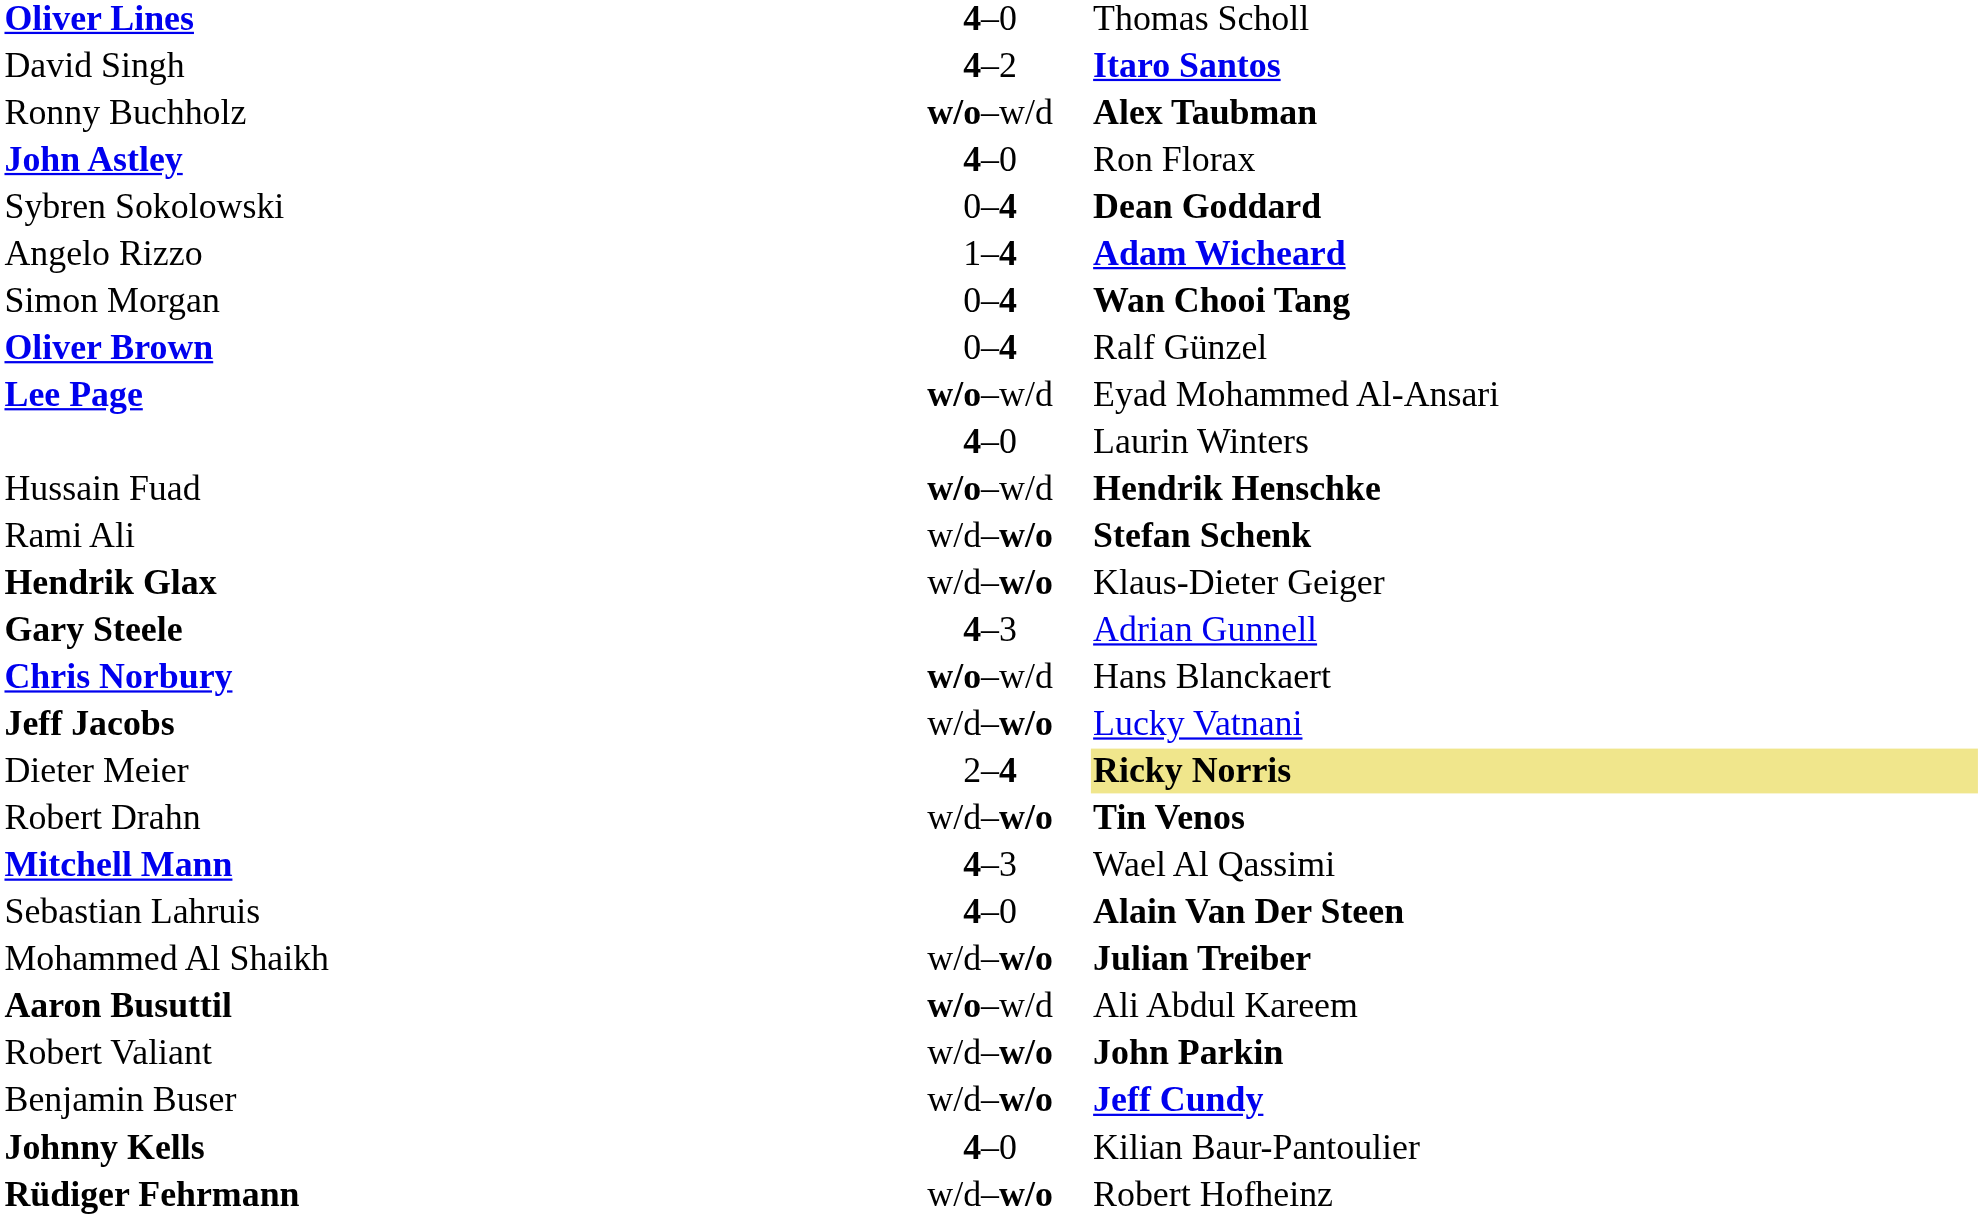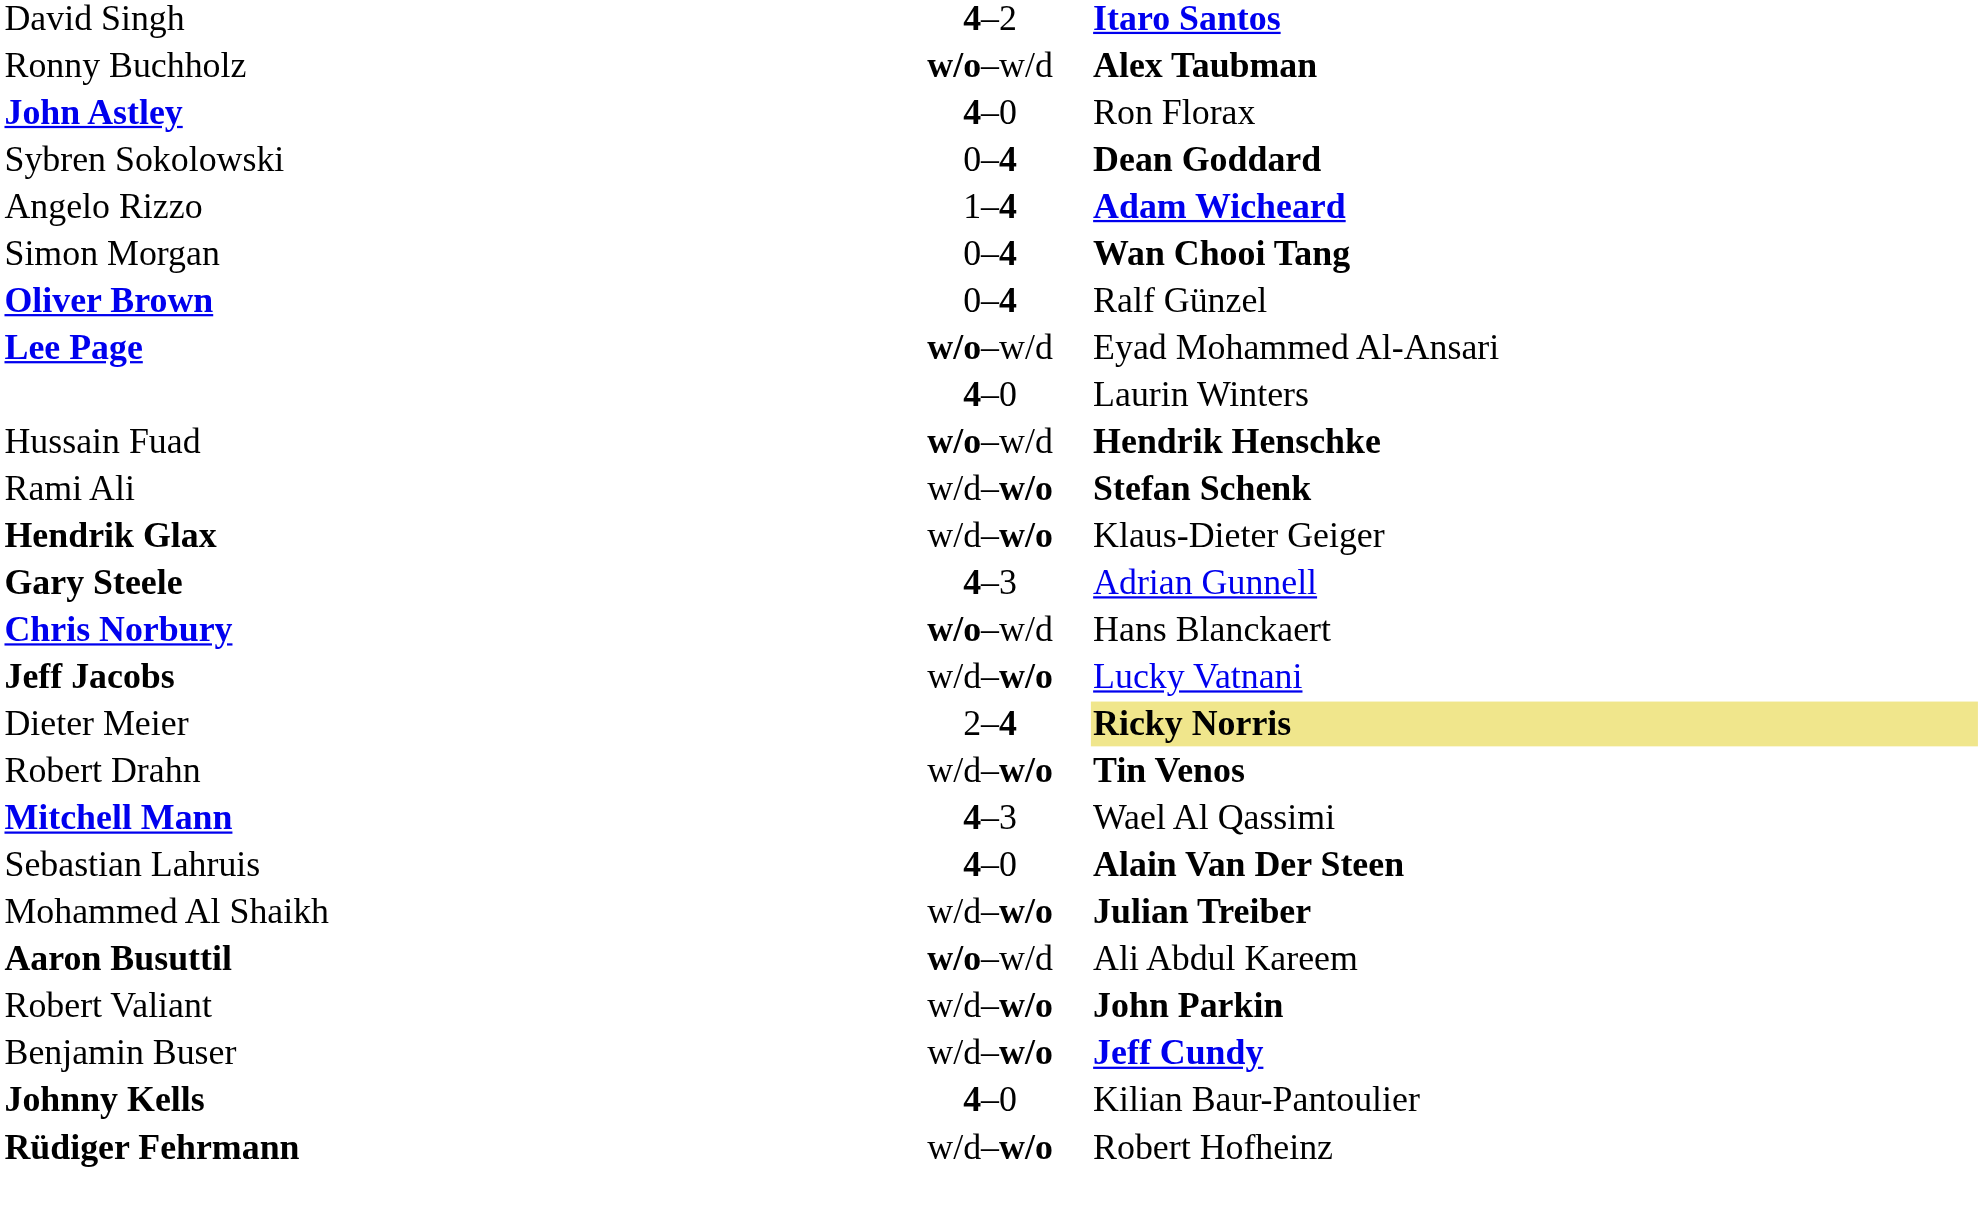- row: (99, 17)
